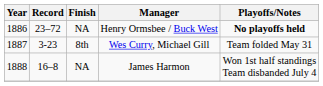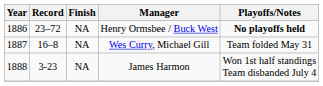(48, 45) 3-23 -> (48, 45) 16–8
(82, 45) 8th -> (82, 45) NA
(48, 67) 16–8 -> (48, 67) 3-23
